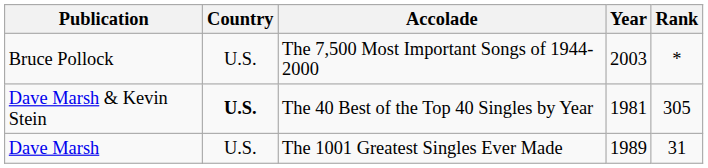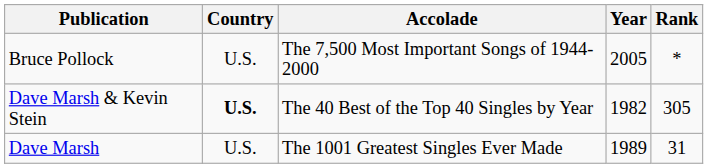(629, 58) 2003 -> (629, 58) 2005
(629, 108) 1981 -> (629, 108) 1982
